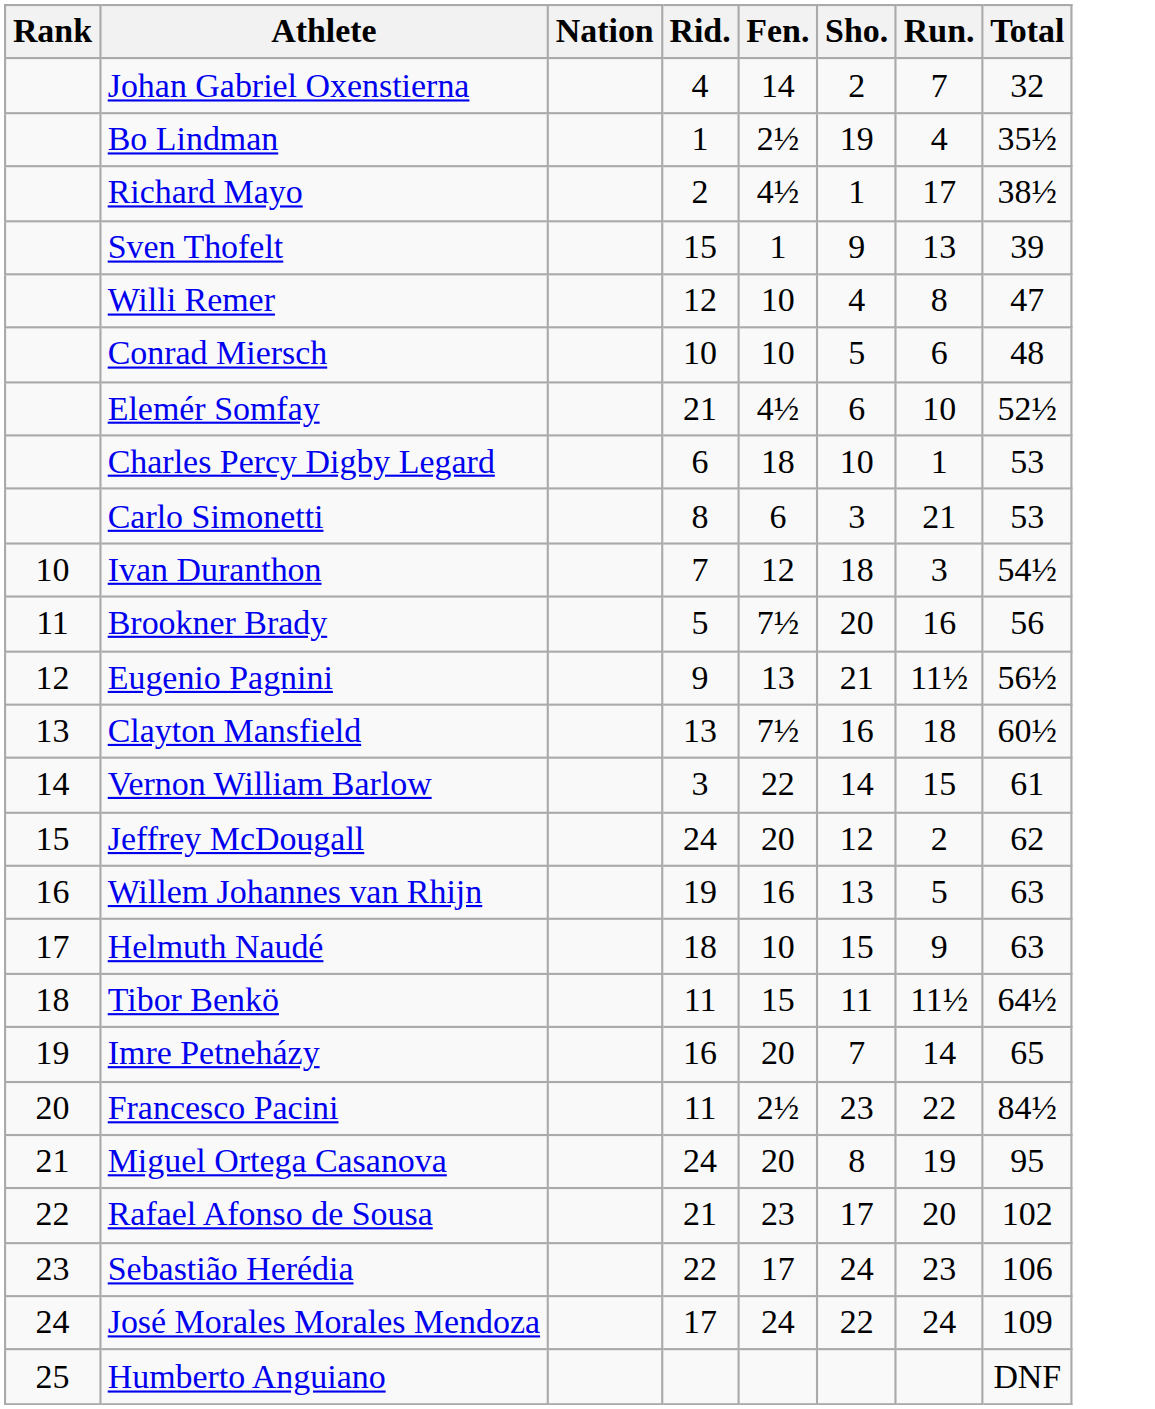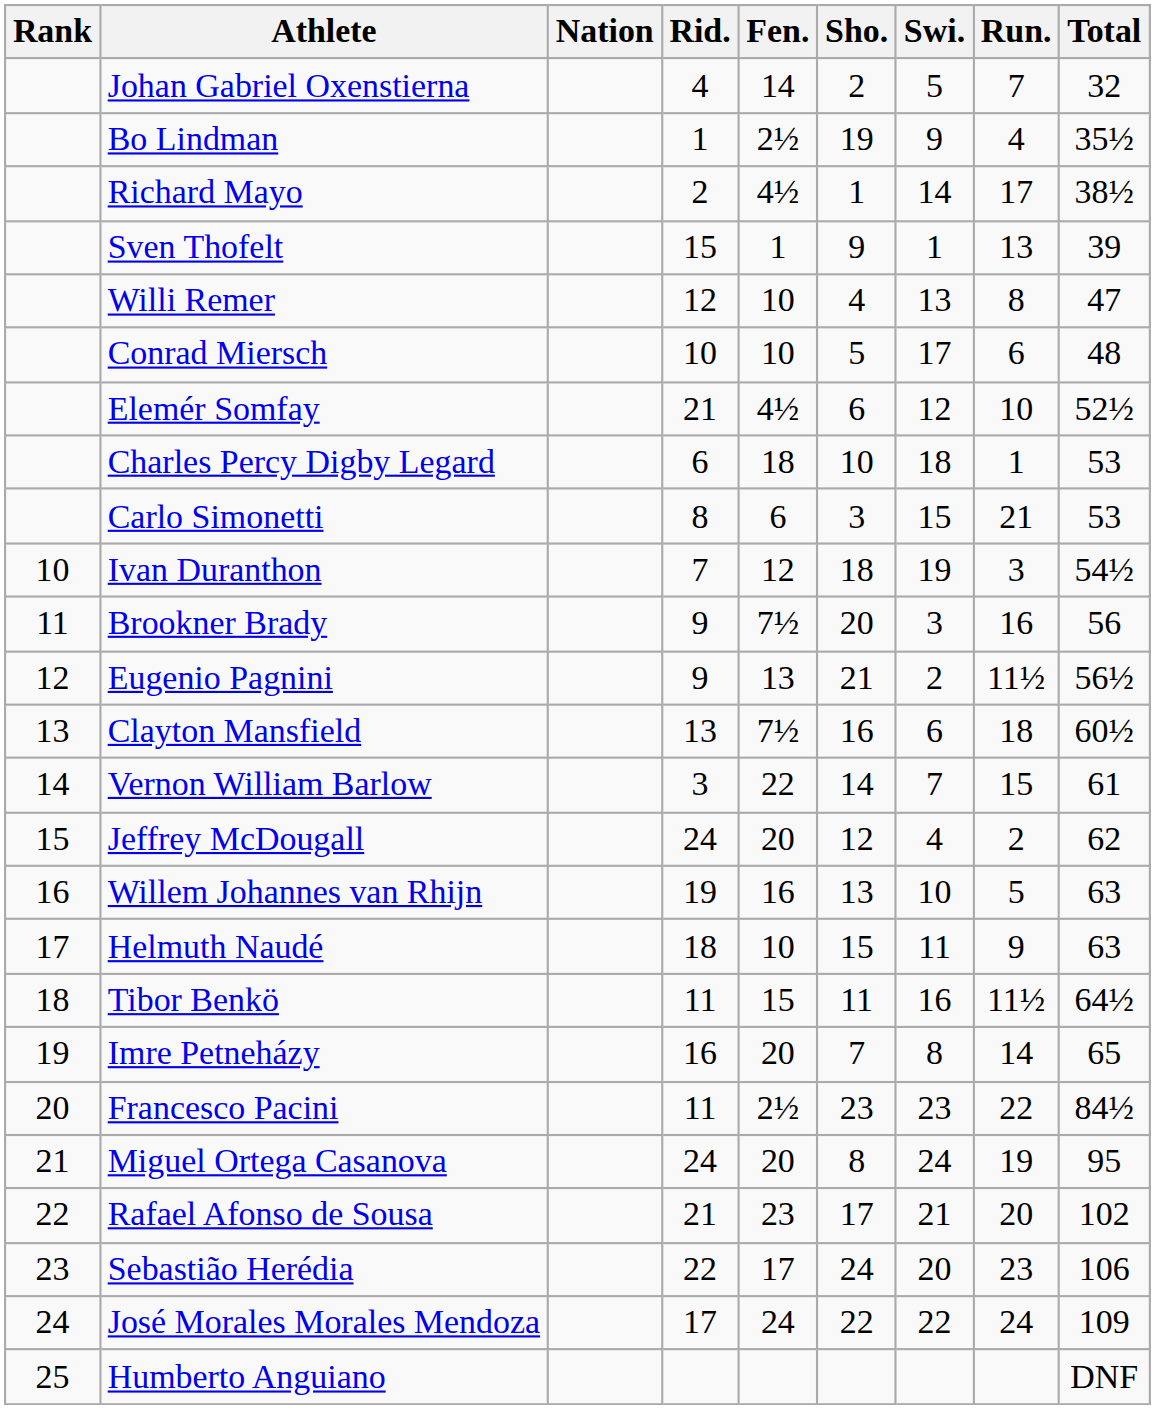+ column: (935, 31)
(700, 623) 5 -> (700, 623) 9
